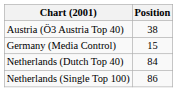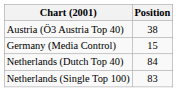(152, 78) 86 -> (152, 78) 83
